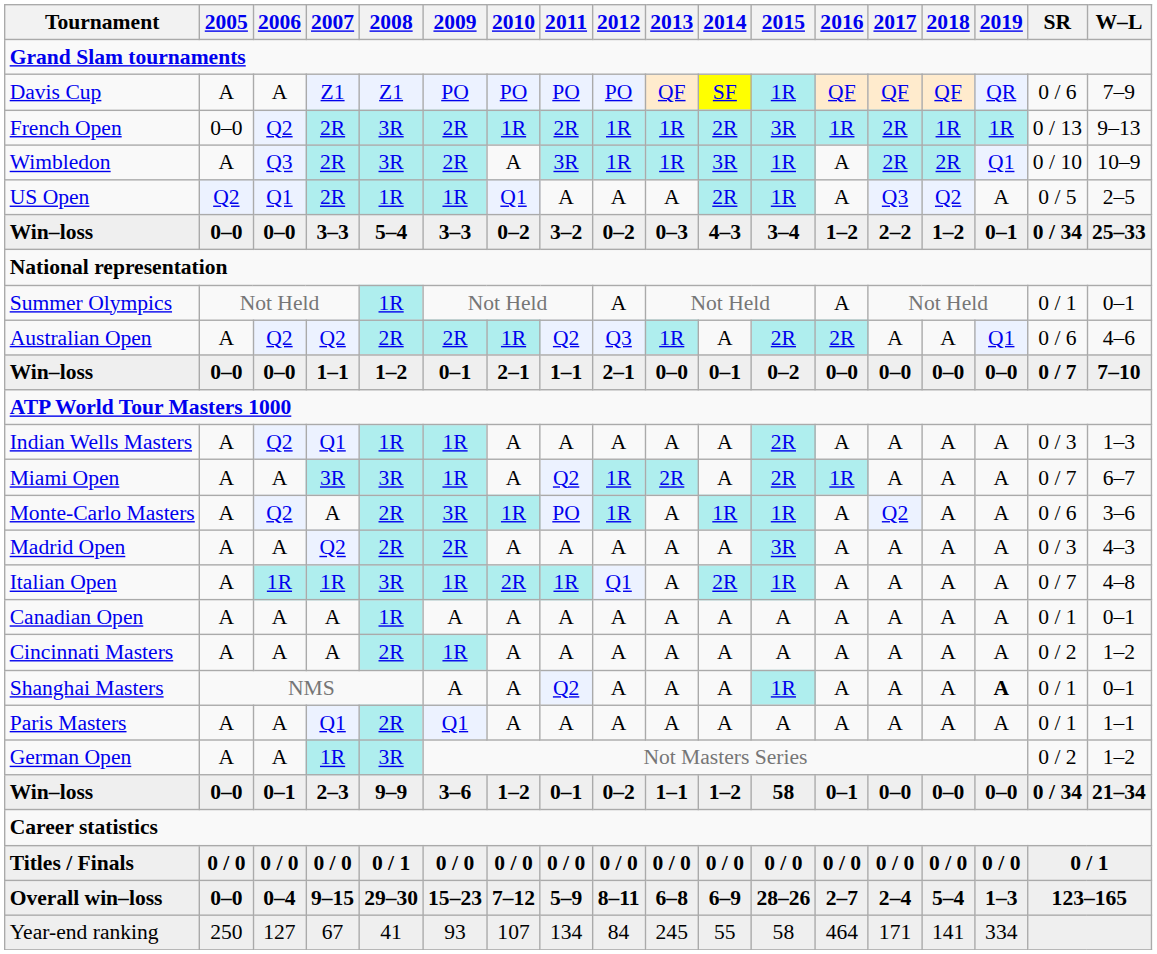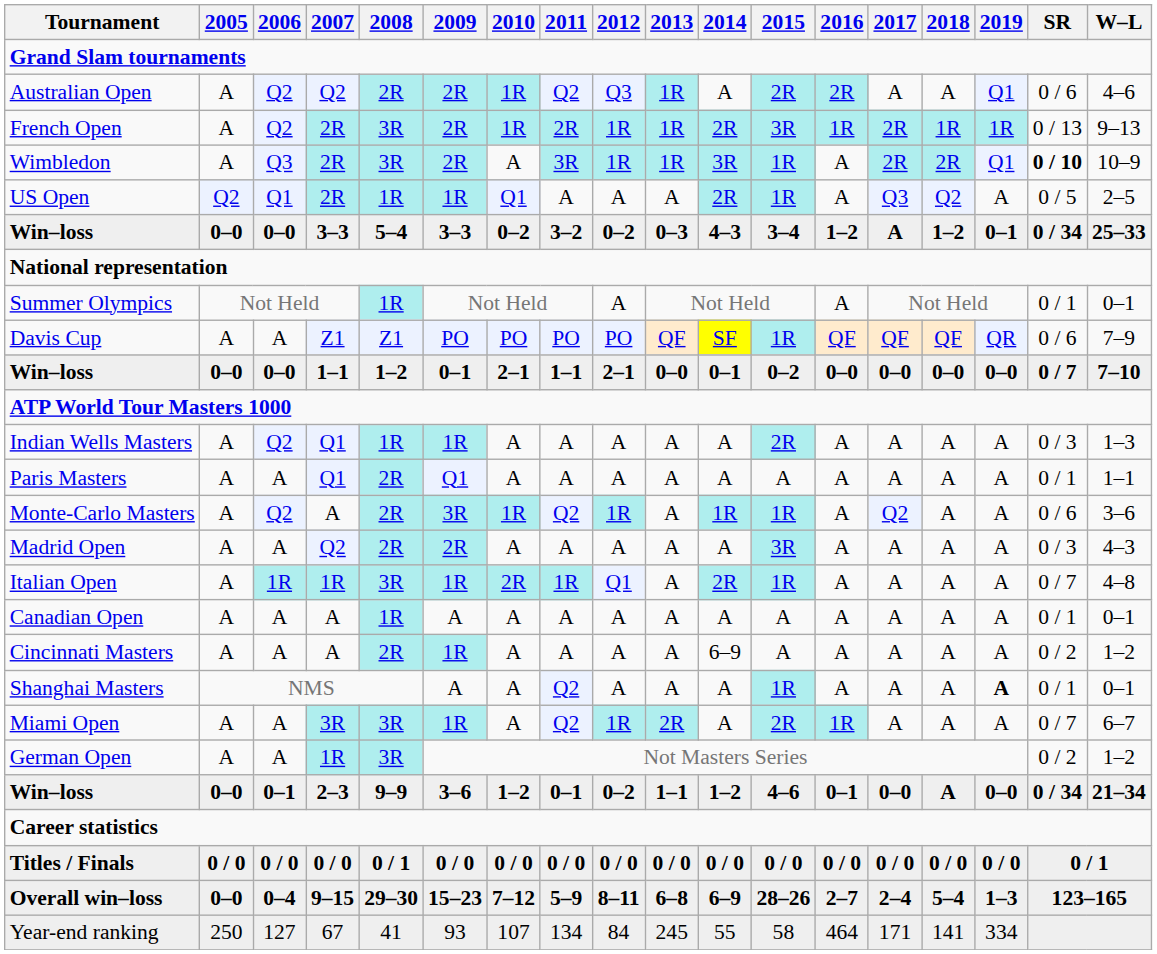rows swapped: (81, 336) <-> (56, 91)
(226, 126) 0–0 -> (226, 126) A
(1057, 161) normal -> (1057, 161) bold
(895, 231) 2–2 -> (895, 231) A
rows swapped: (64, 476) <-> (68, 721)
(566, 511) PO -> (566, 511) Q2
(725, 651) A -> (725, 651) 6–9
(783, 791) 58 -> (783, 791) 4–6
(948, 791) 0–0 -> (948, 791) A
